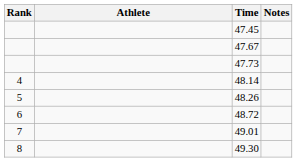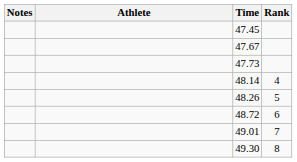columns swapped: (19, 13) <-> (277, 13)
